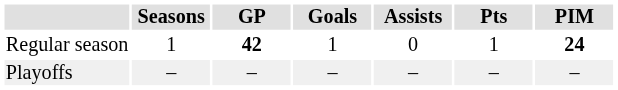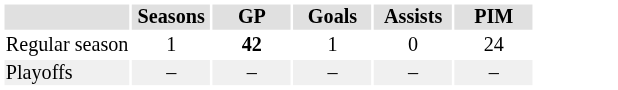- column: (494, 16)
(574, 44) bold -> (494, 44) normal
